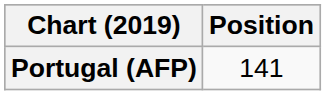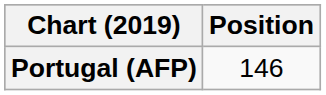(261, 67) 141 -> (261, 67) 146
